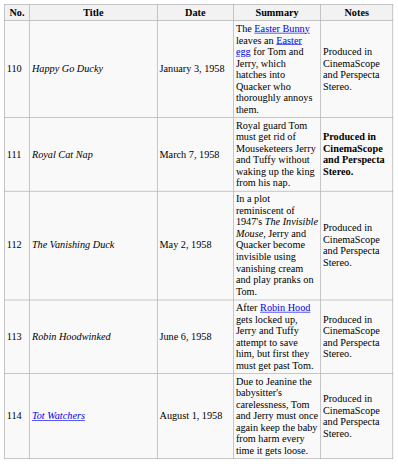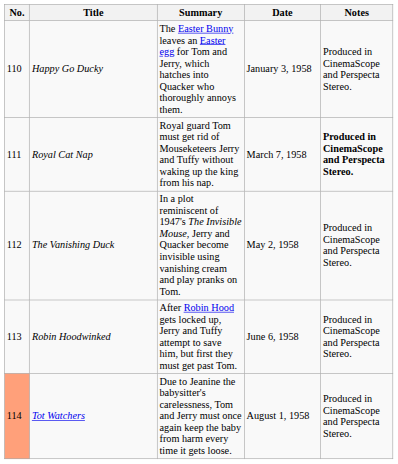columns swapped: (195, 12) <-> (277, 12)
(14, 416) no background -> (14, 416) lightsalmon background
